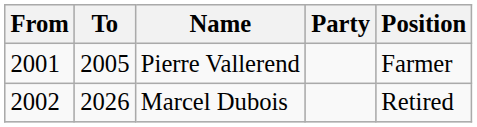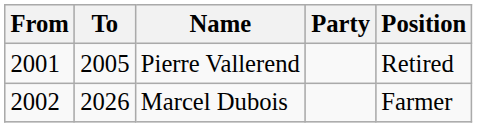(417, 63) Farmer -> (418, 63) Retired
(418, 102) Retired -> (417, 102) Farmer
